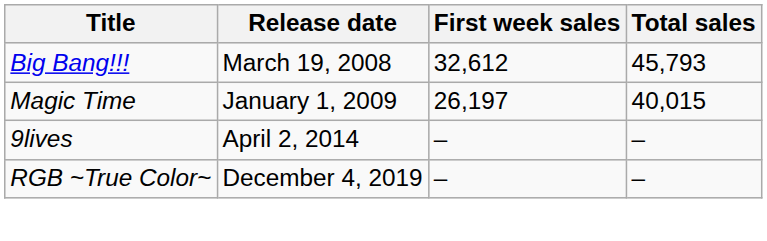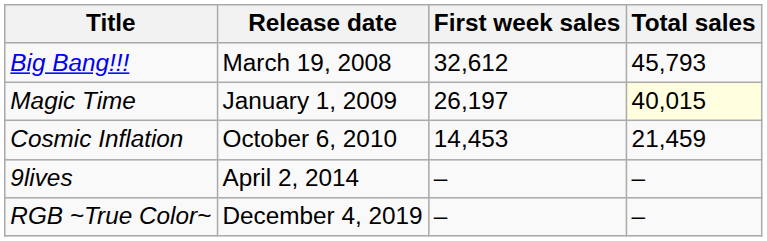(669, 100) no background -> (669, 100) lightyellow background
+ row: (97, 139)
